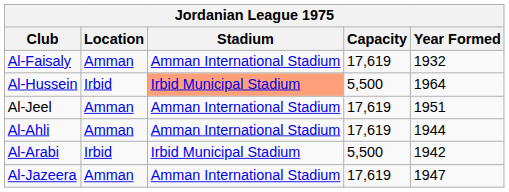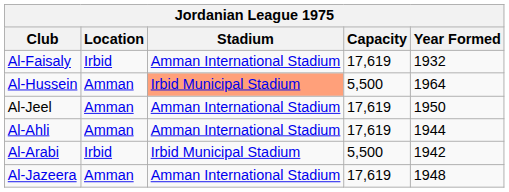(109, 61) Amman -> (98, 61) Irbid
(98, 84) Irbid -> (109, 84) Amman
(430, 107) 1951 -> (430, 107) 1950
(430, 175) 1947 -> (430, 175) 1948
